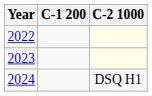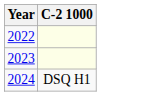- column: (64, 15)
